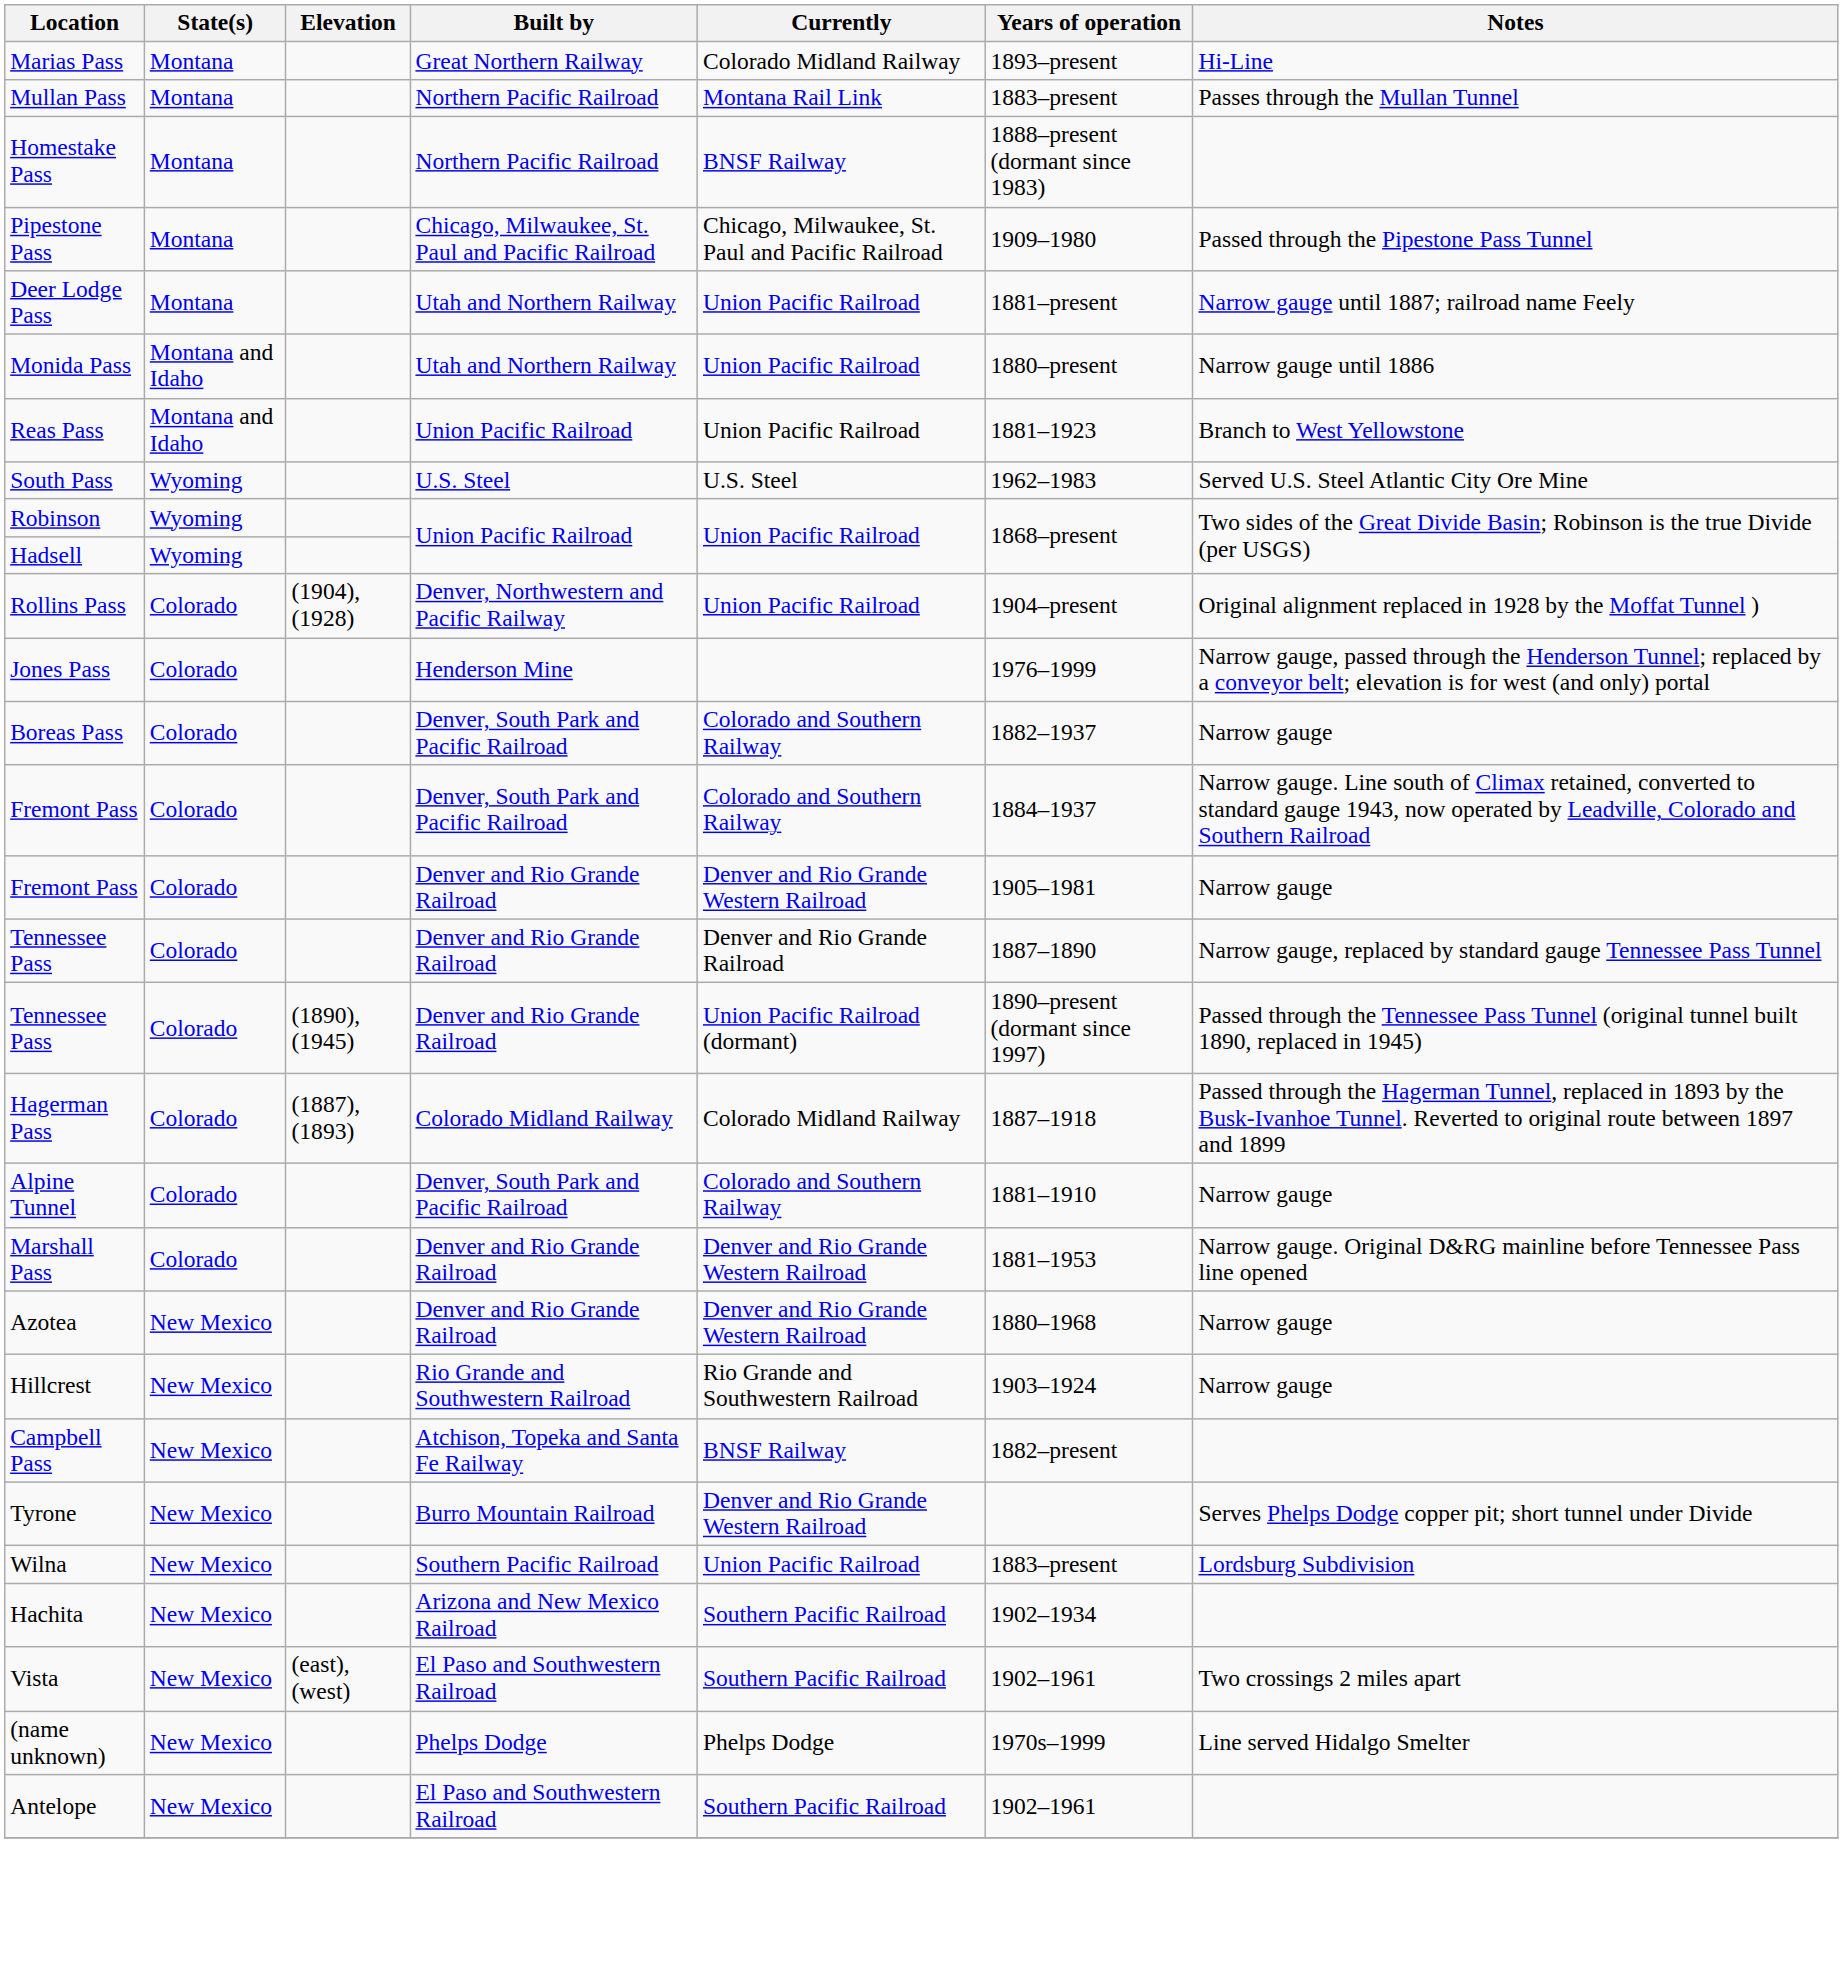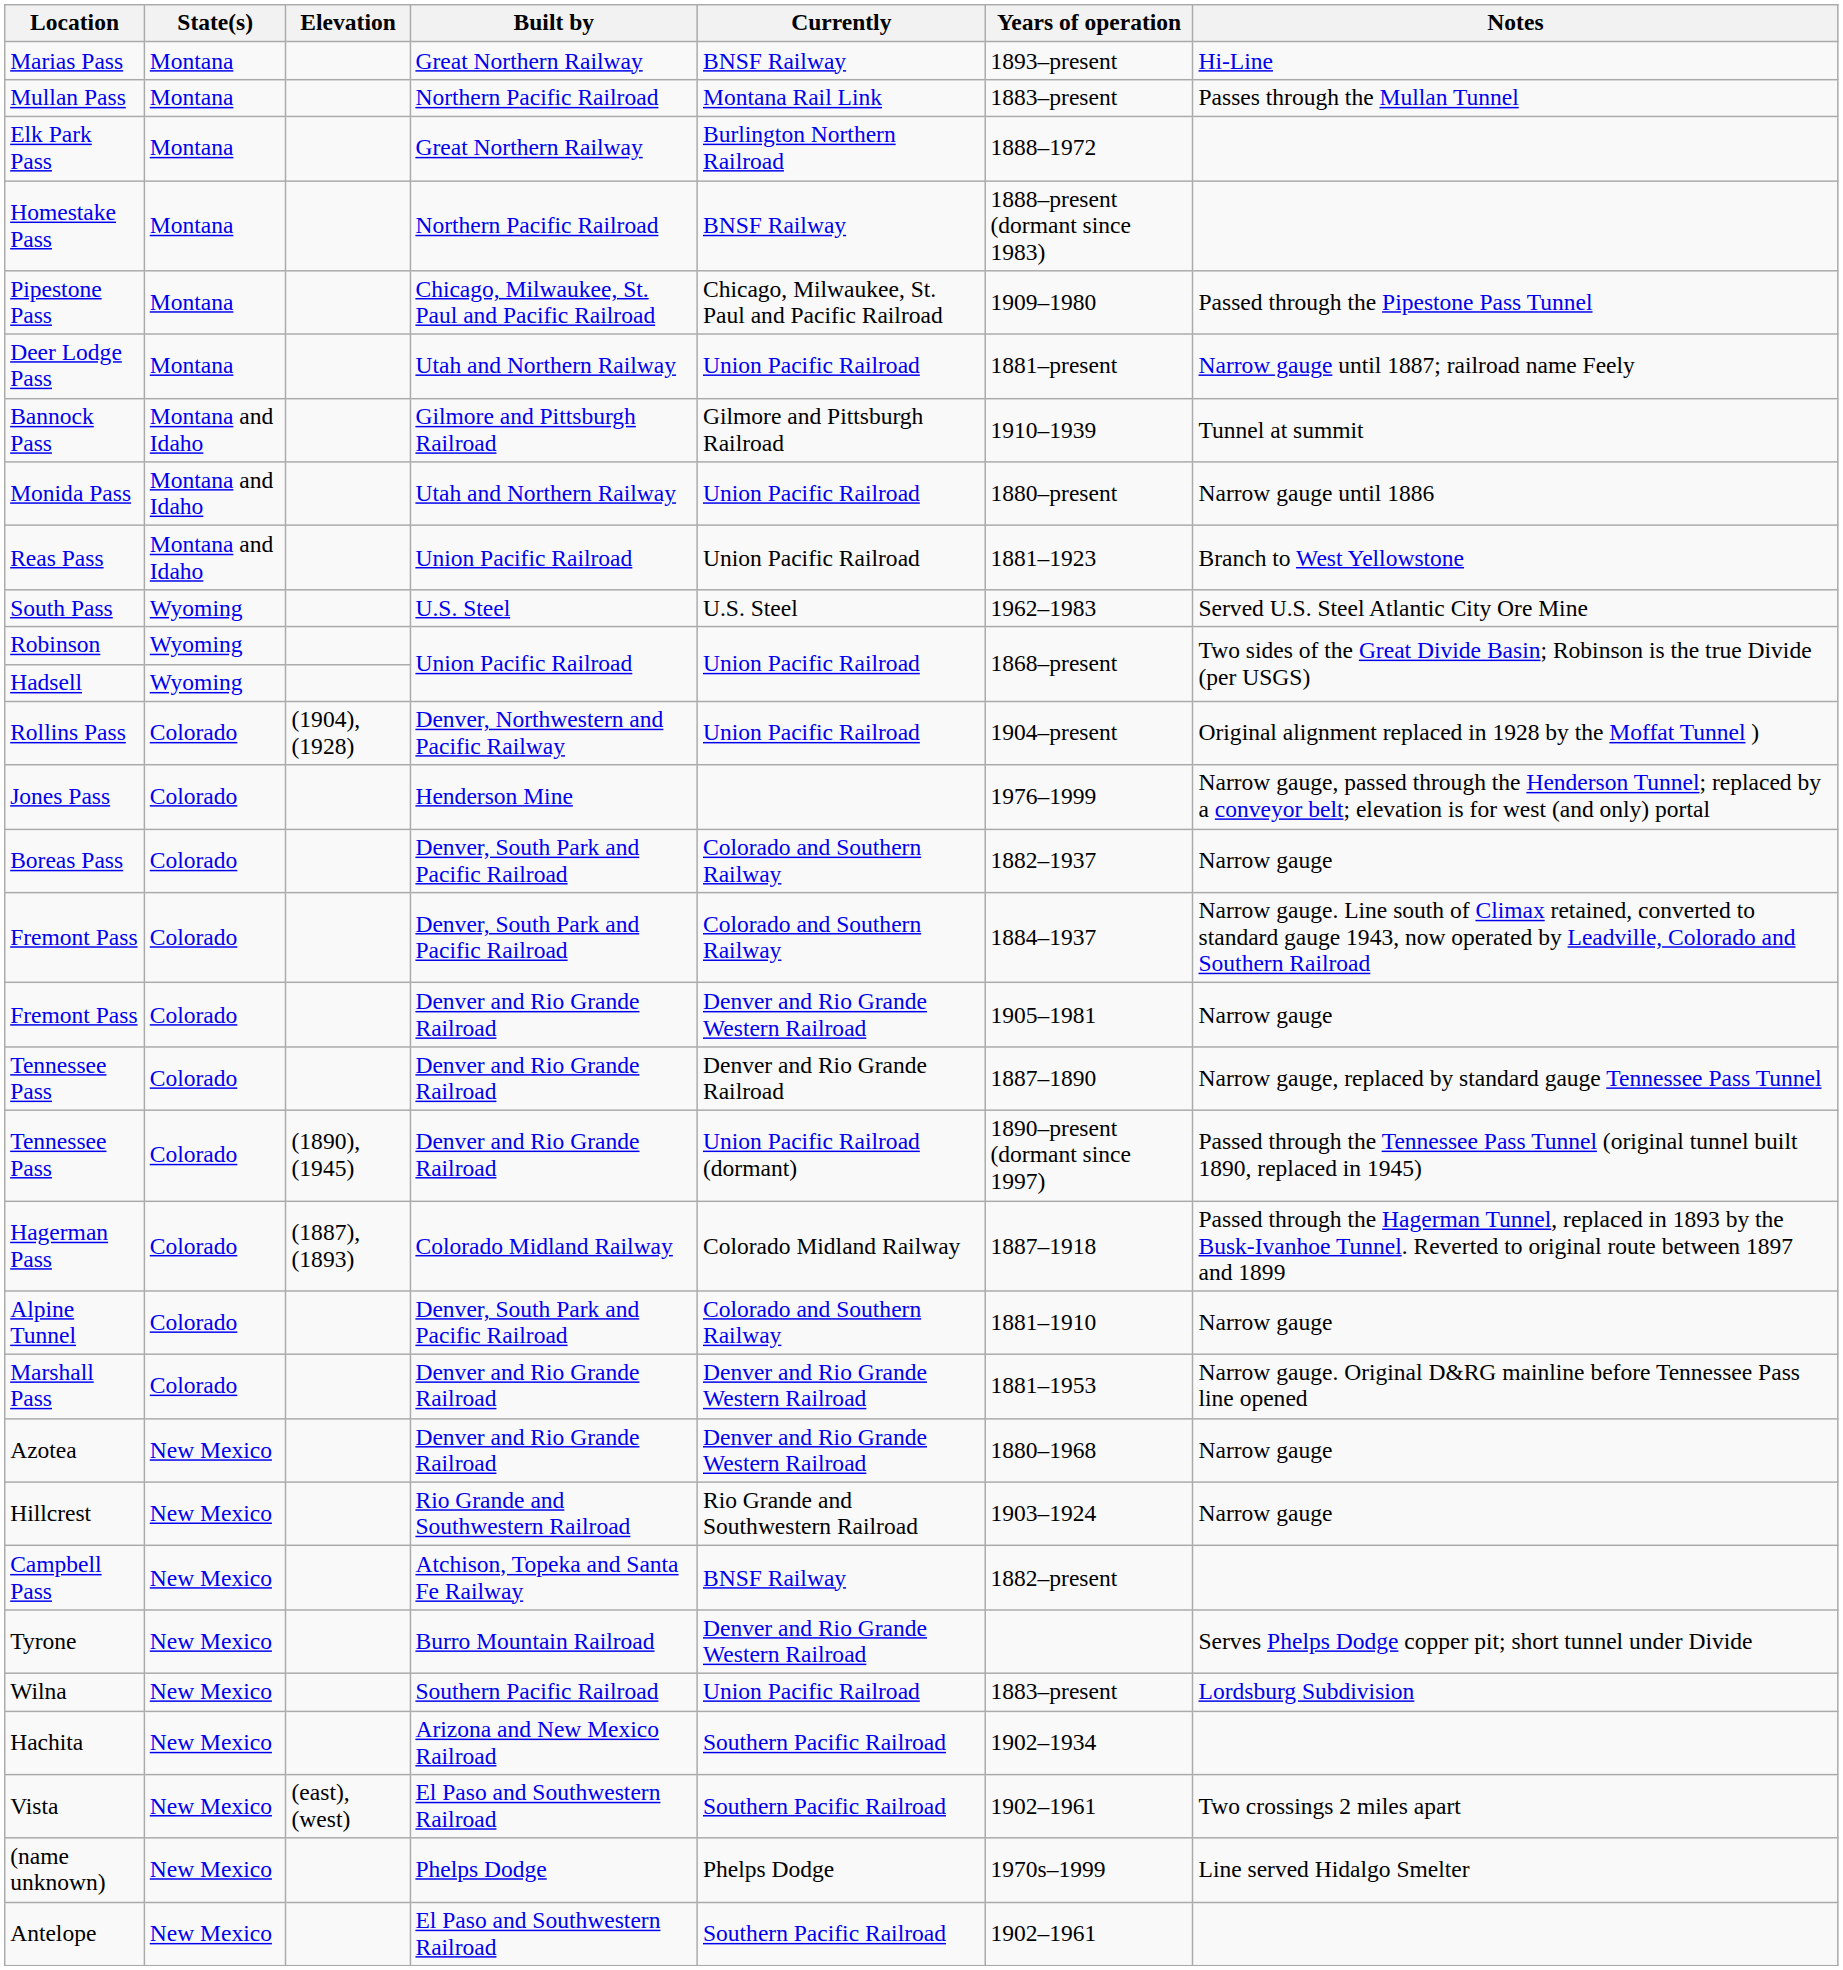(832, 60) Colorado Midland Railway -> (775, 60) BNSF Railway
+ row: (51, 148)
+ row: (52, 429)
